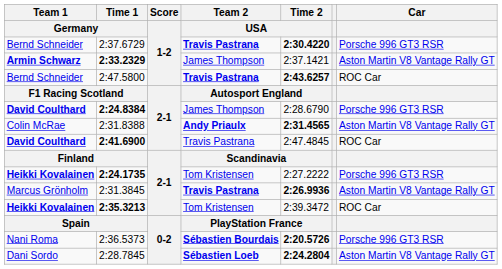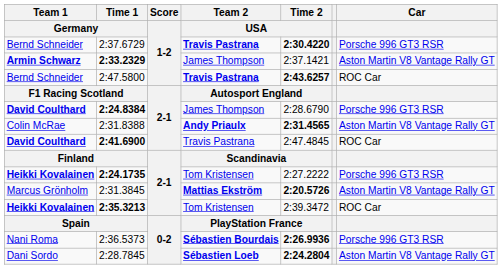(221, 191) Travis Pastrana -> (223, 191) Mattias Ekström
(306, 191) 2:26.9936 -> (306, 191) 2:20.5726
(306, 239) 2:20.5726 -> (306, 239) 2:26.9936
